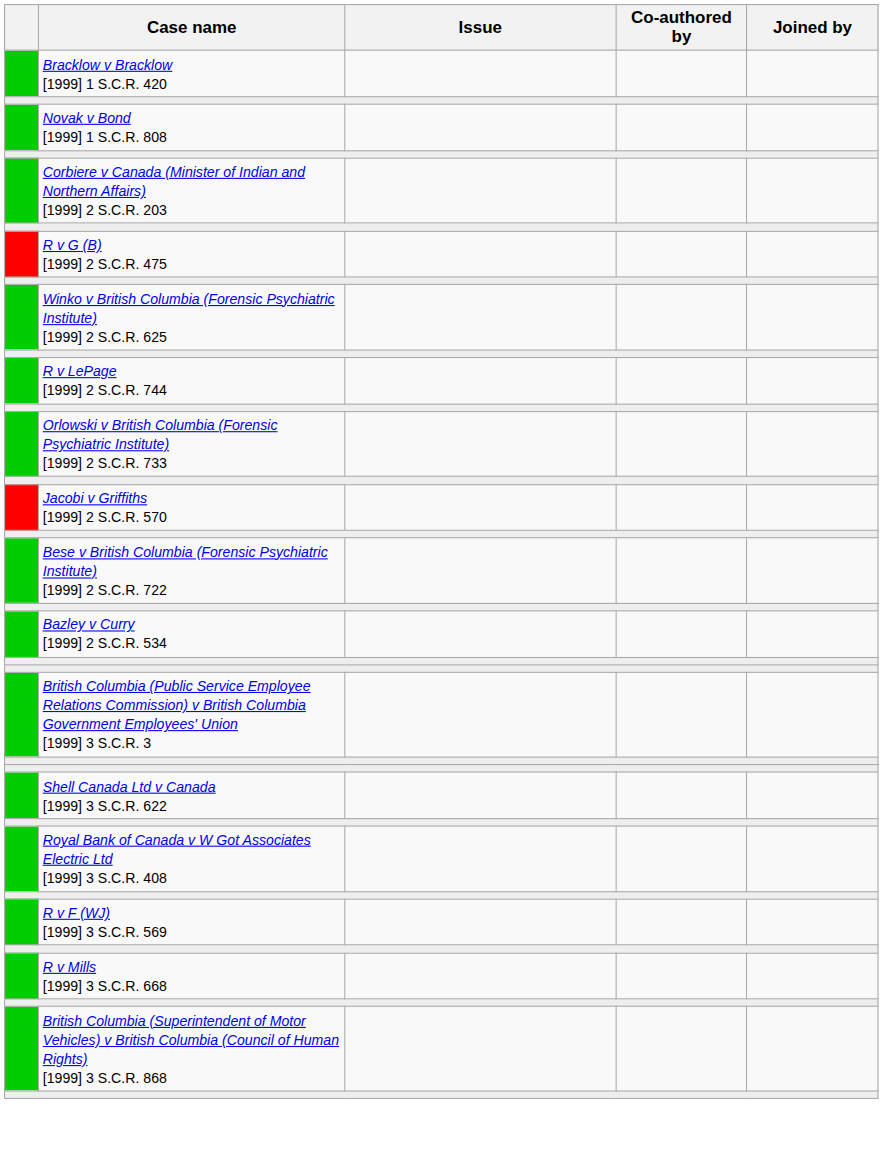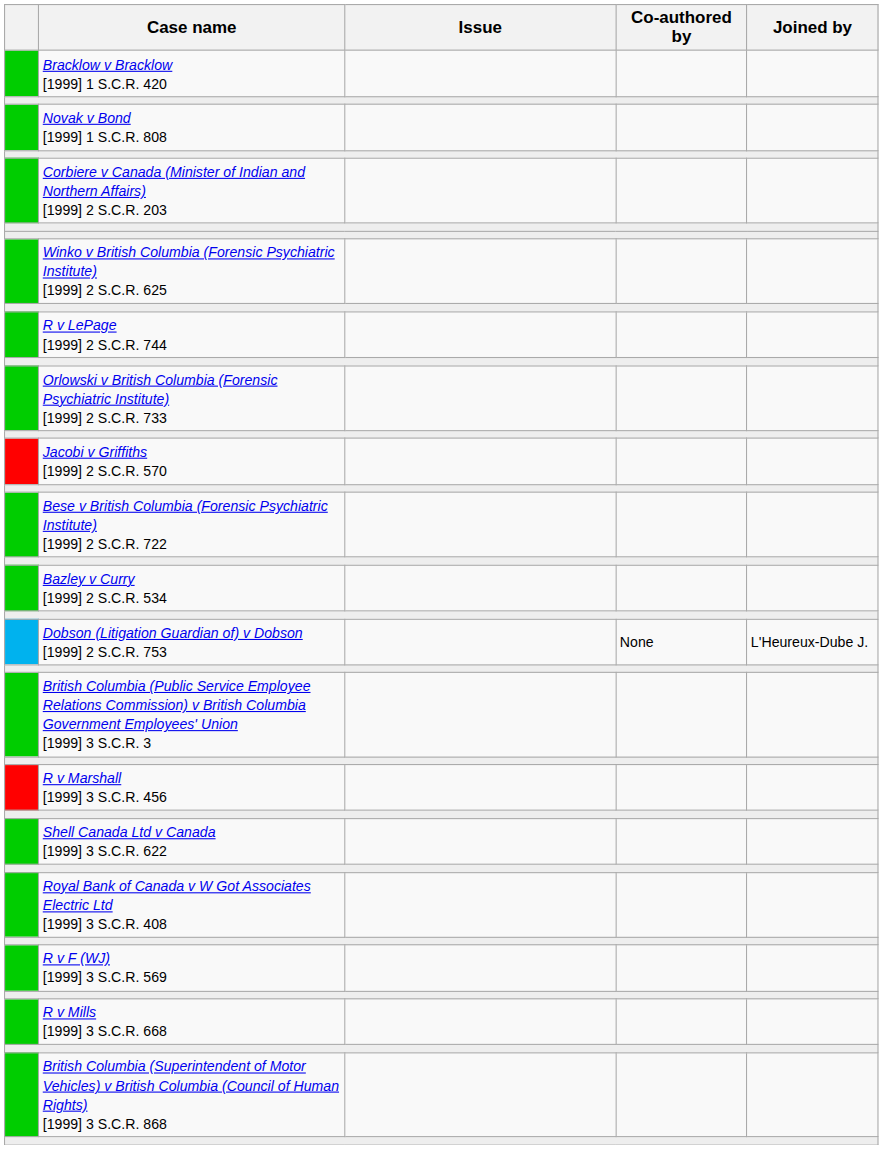- row: (105, 254)
+ row: (173, 642)
+ row: (105, 788)
